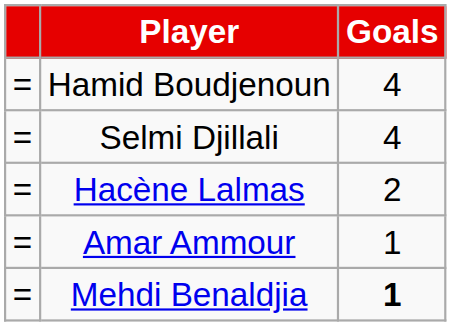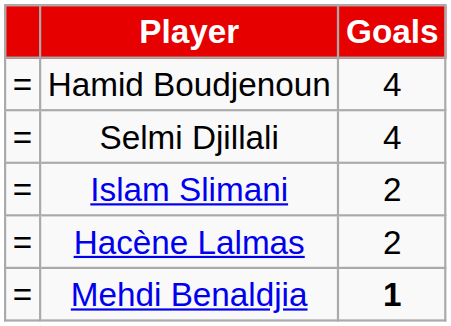+ row: (189, 190)
- row: (189, 242)
